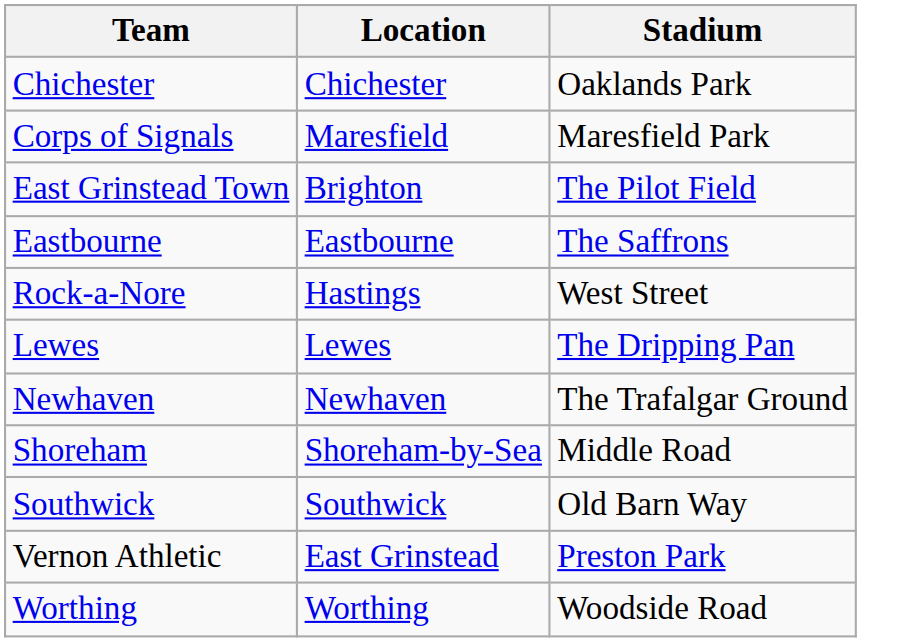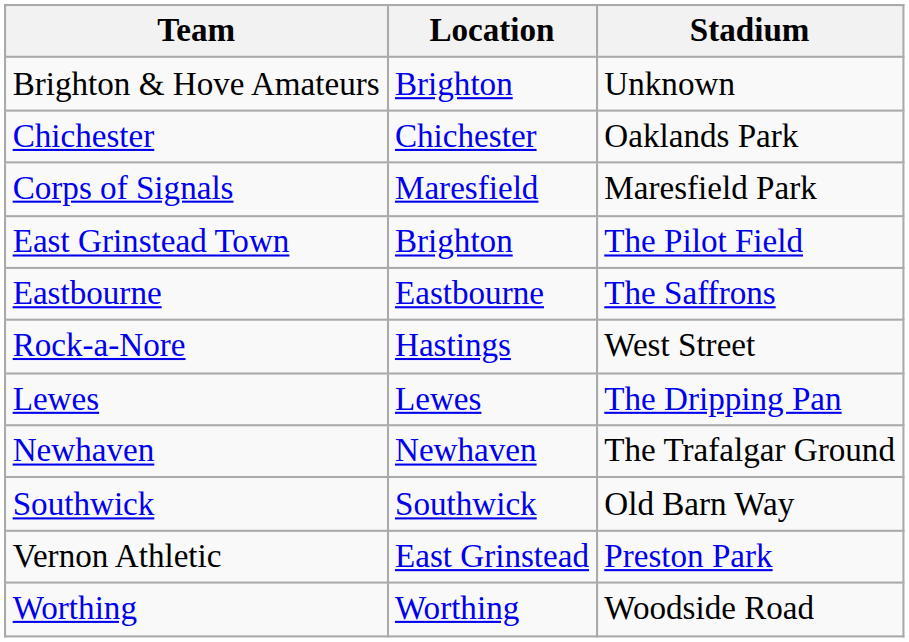+ row: (196, 83)
- row: (80, 450)
